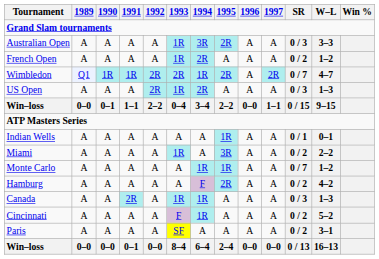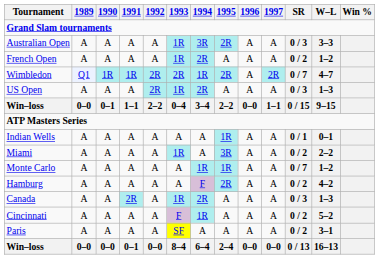(202, 199) 1R -> (202, 199) 2R
